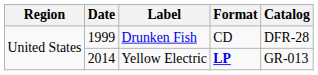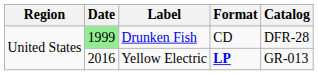(101, 37) no background -> (101, 37) lightgreen background
(101, 59) 2014 -> (101, 59) 2016
